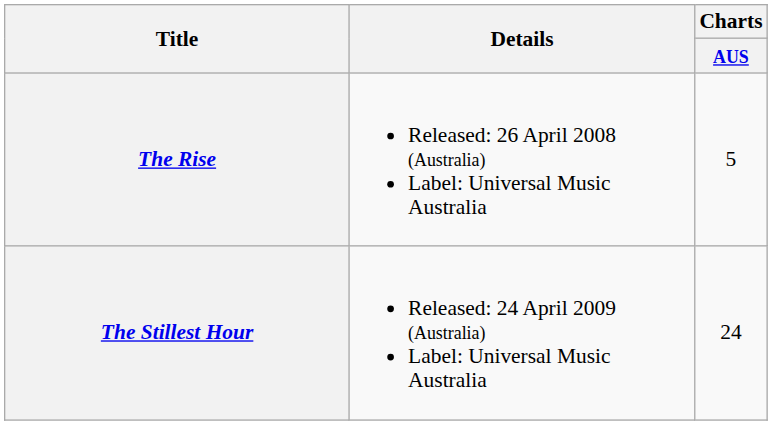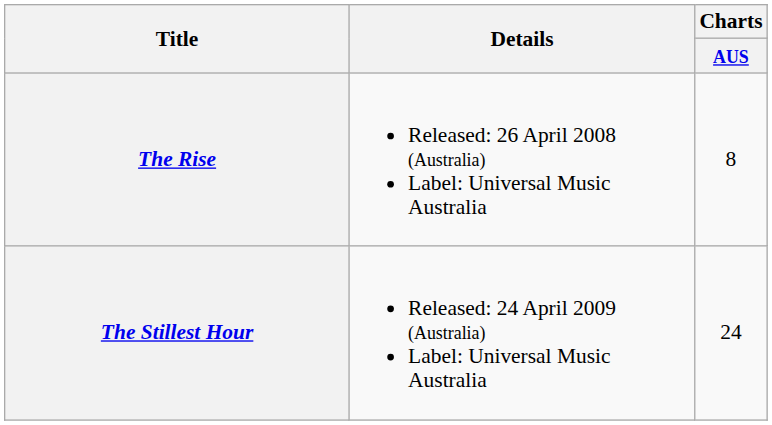(731, 159) 5 -> (731, 159) 8
